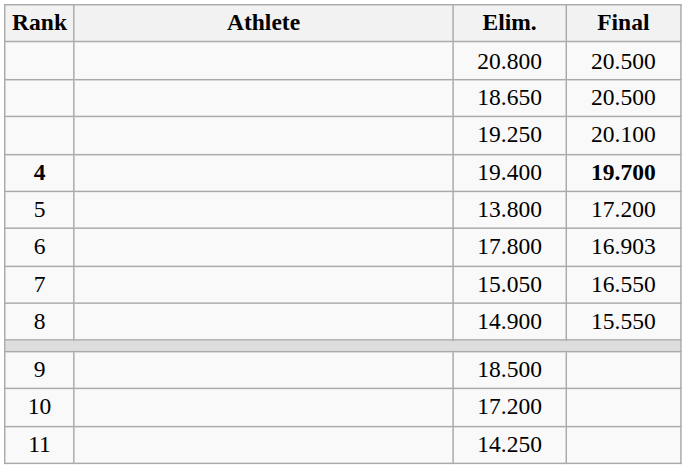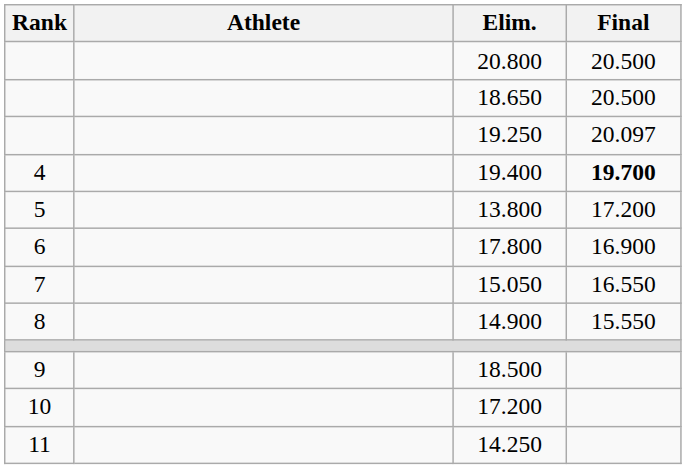(623, 135) 20.100 -> (623, 135) 20.097
(40, 172) bold -> (40, 172) normal
(623, 246) 16.903 -> (623, 246) 16.900
